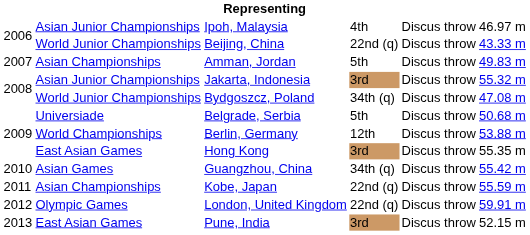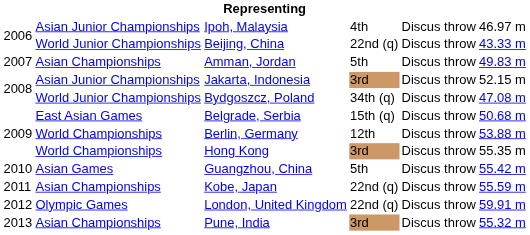(502, 80) 55.32 m -> (502, 80) 52.15 m
(70, 115) Universiade -> (89, 115) East Asian Games
(359, 115) 5th -> (372, 115) 15th (q)
(89, 151) East Asian Games -> (99, 151) World Championships
(372, 169) 34th (q) -> (359, 169) 5th
(89, 222) East Asian Games -> (98, 222) Asian Championships
(502, 222) 52.15 m -> (502, 222) 55.32 m
